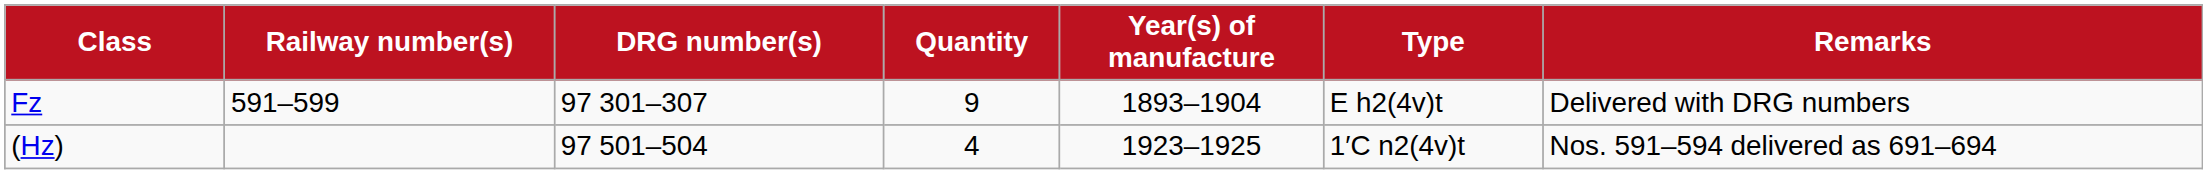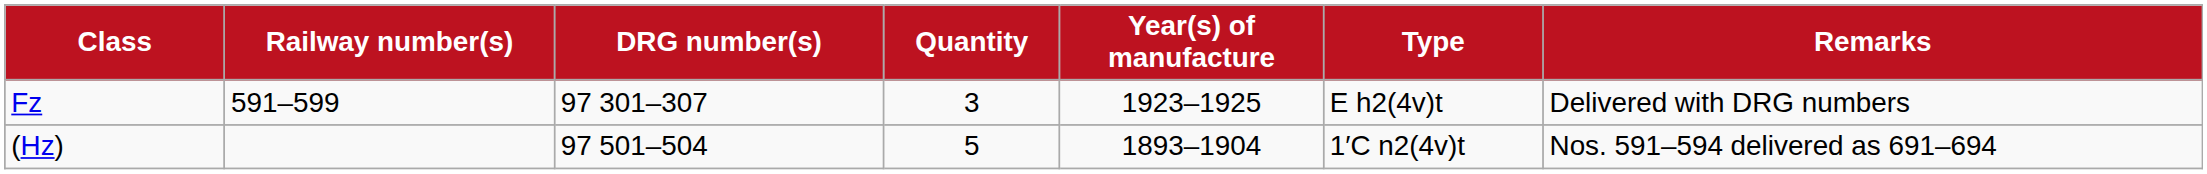(972, 102) 9 -> (972, 102) 3
(1191, 102) 1893–1904 -> (1191, 102) 1923–1925
(972, 146) 4 -> (972, 146) 5
(1191, 146) 1923–1925 -> (1191, 146) 1893–1904
